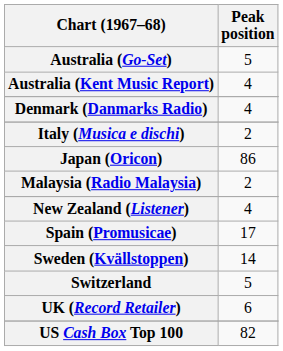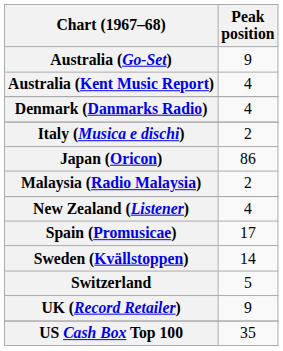(248, 59) 5 -> (248, 59) 9
(248, 308) 6 -> (248, 308) 9
(248, 332) 82 -> (248, 332) 35
